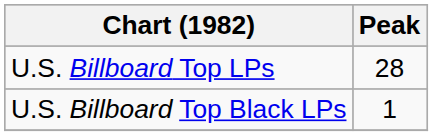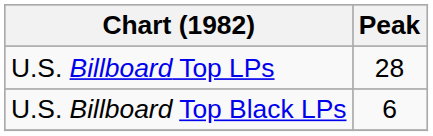(389, 109) 1 -> (389, 109) 6
